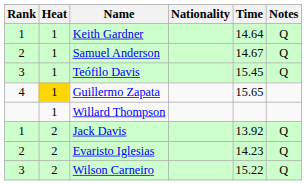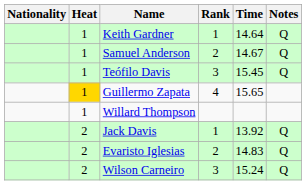columns swapped: (22, 14) <-> (200, 14)
(249, 151) 14.23 -> (249, 151) 14.83
(249, 170) 15.22 -> (249, 170) 15.24
